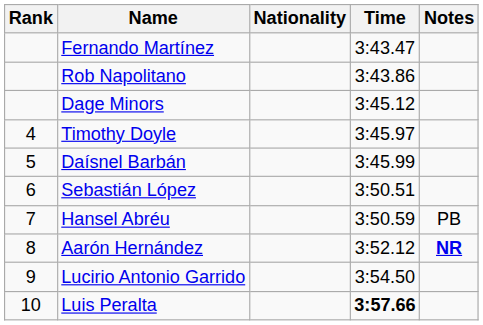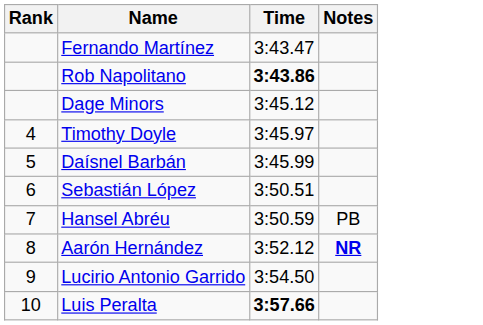- column: (300, 18)
(385, 76) normal -> (284, 76) bold
